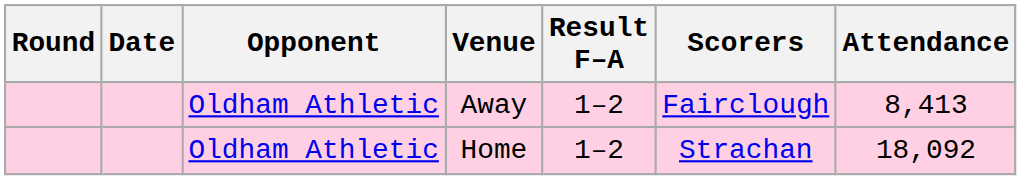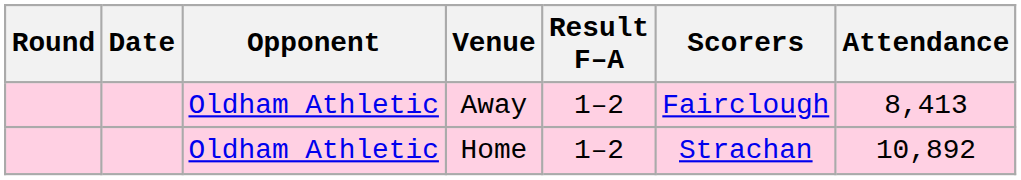(926, 151) 18,092 -> (926, 151) 10,892
